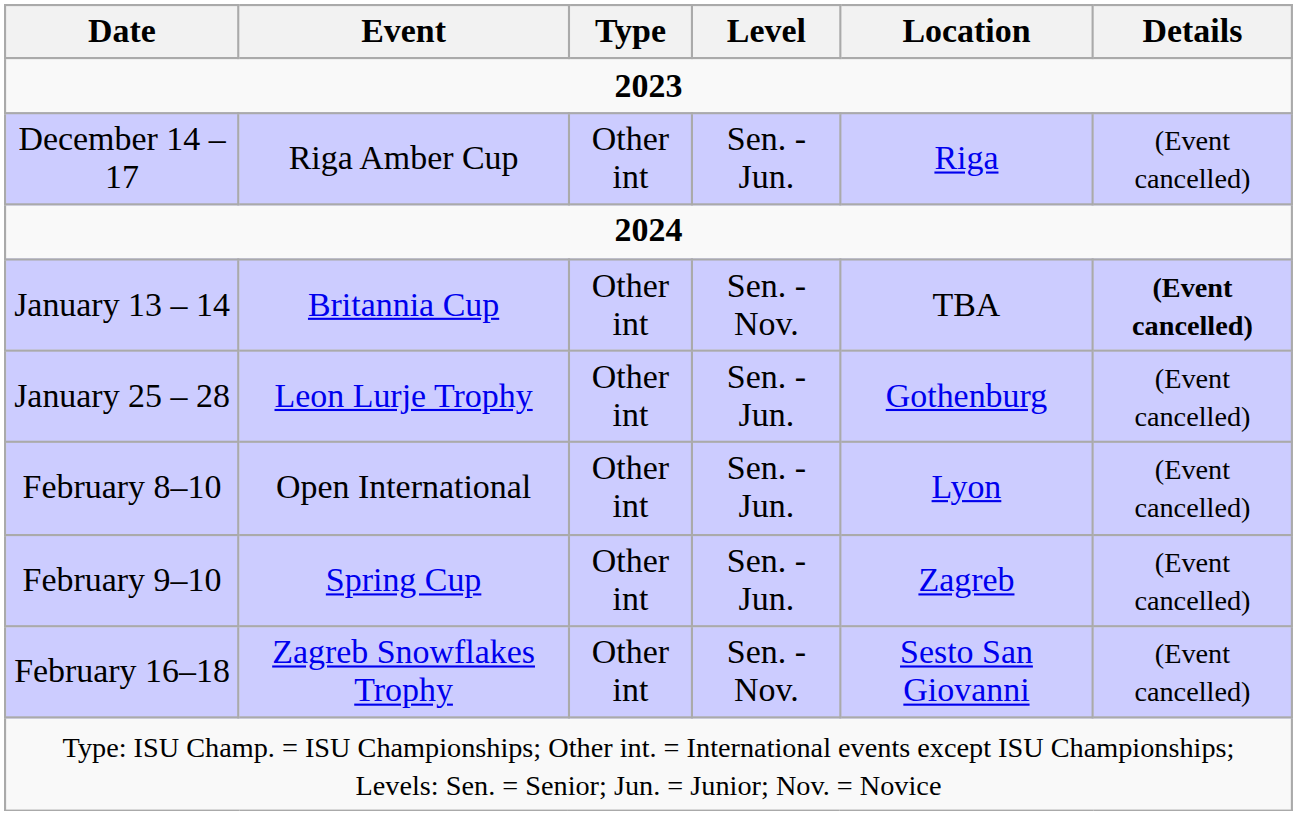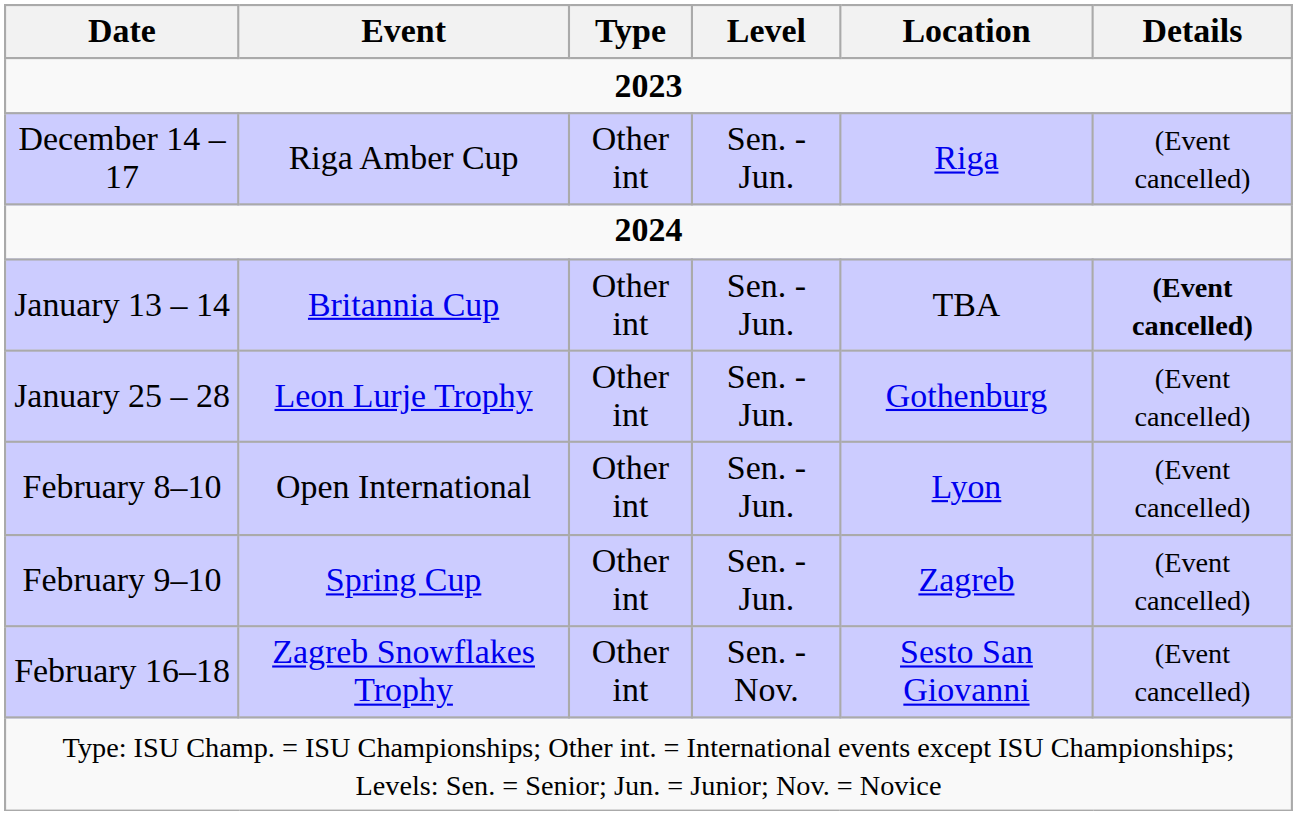(766, 303) Sen. - Nov. -> (766, 303) Sen. - Jun.
